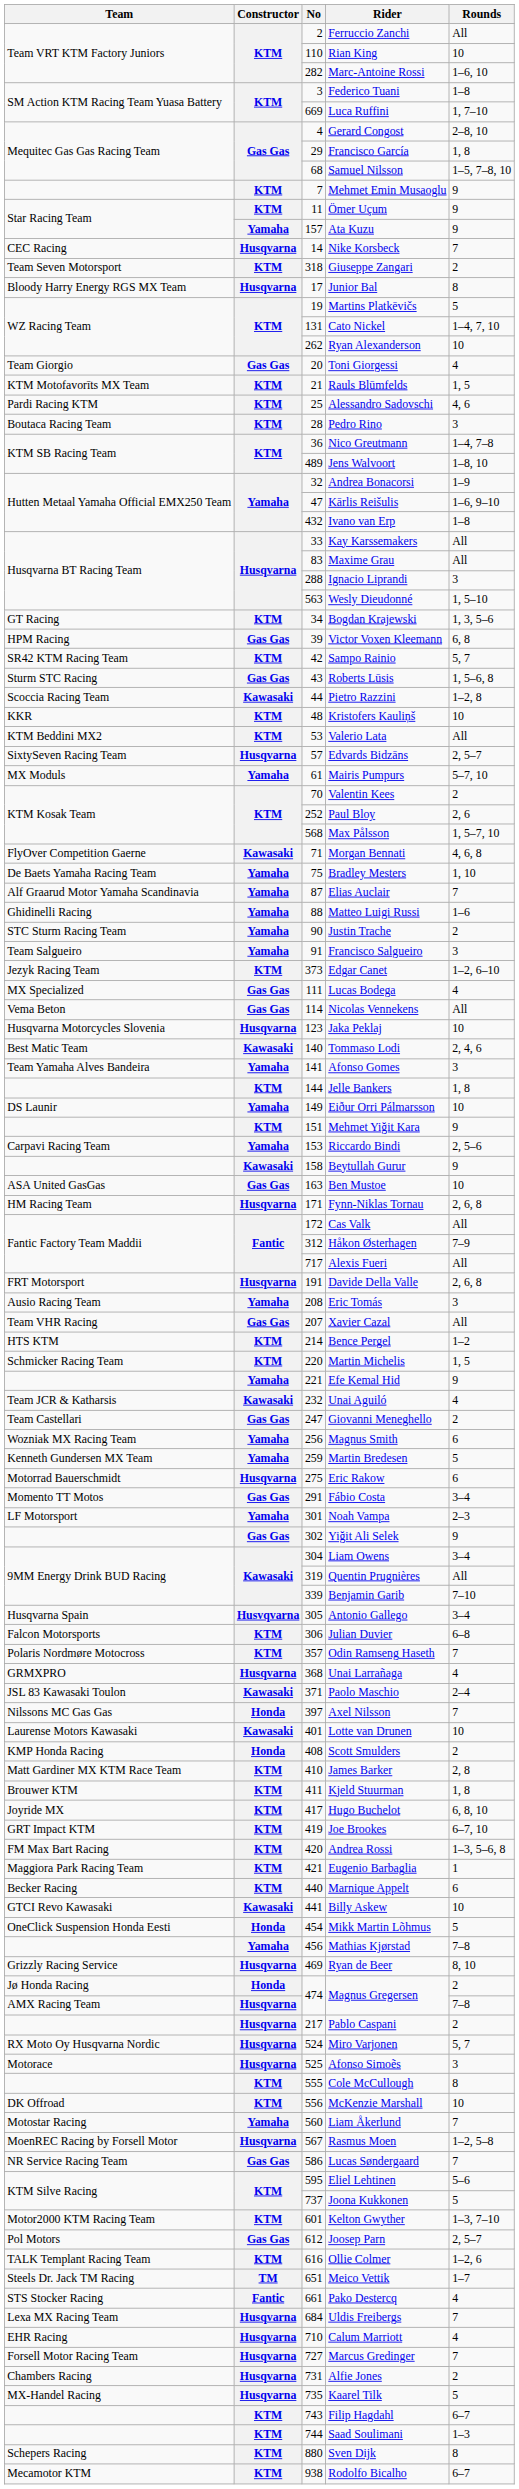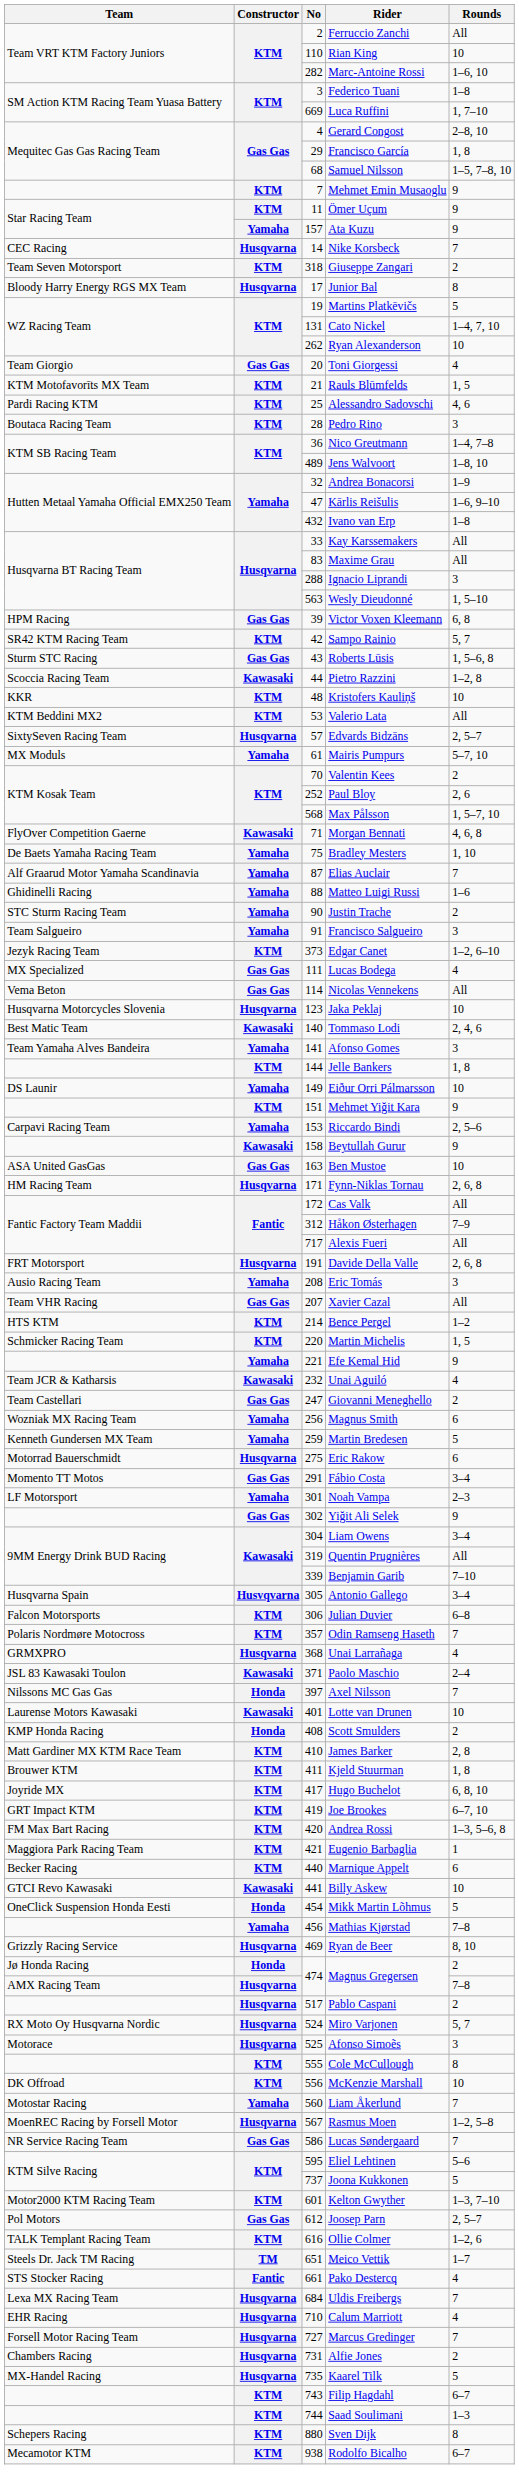- row: (33, 618)
(314, 2024) 217 -> (314, 2004) 517
